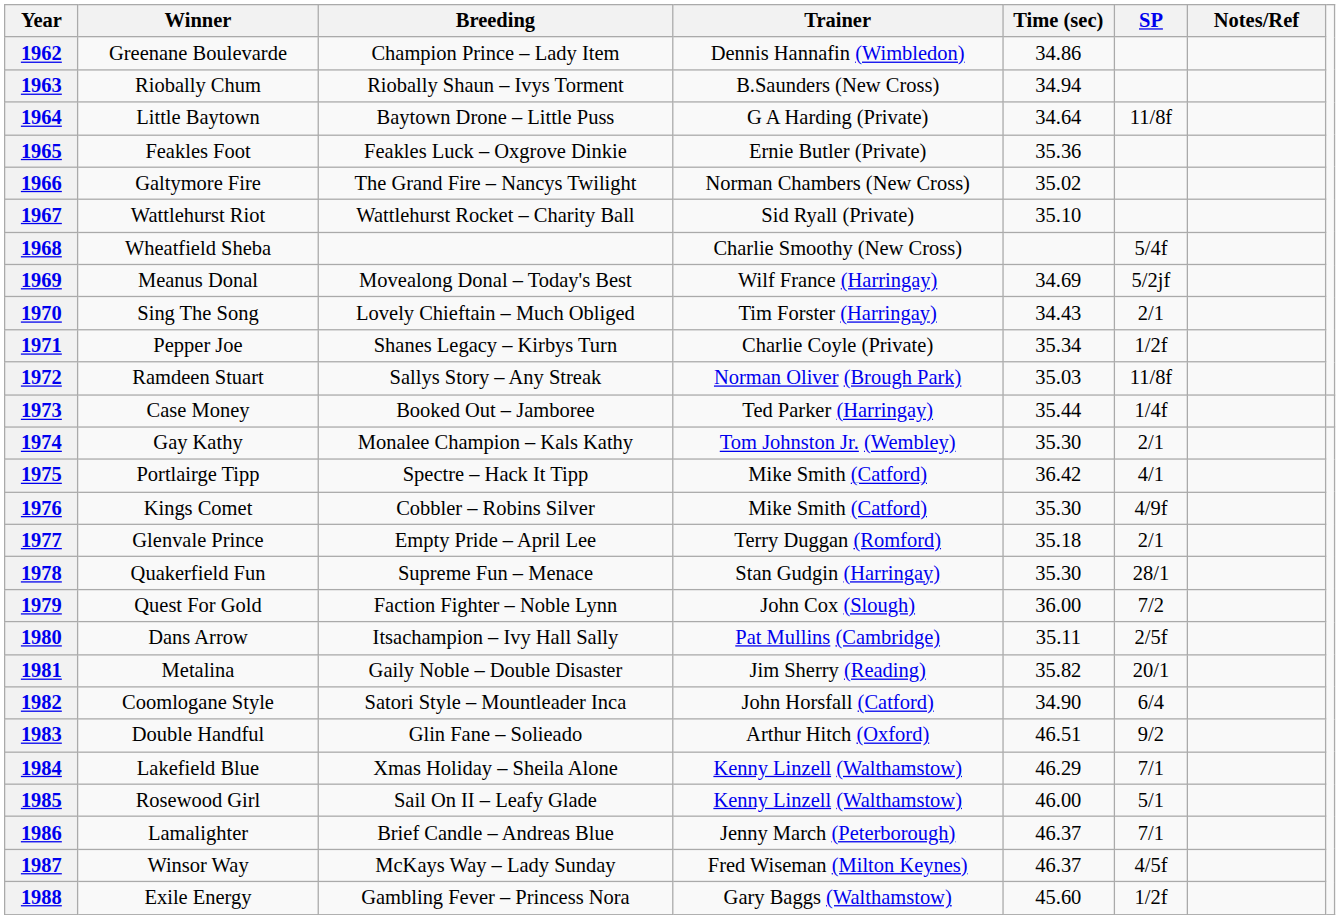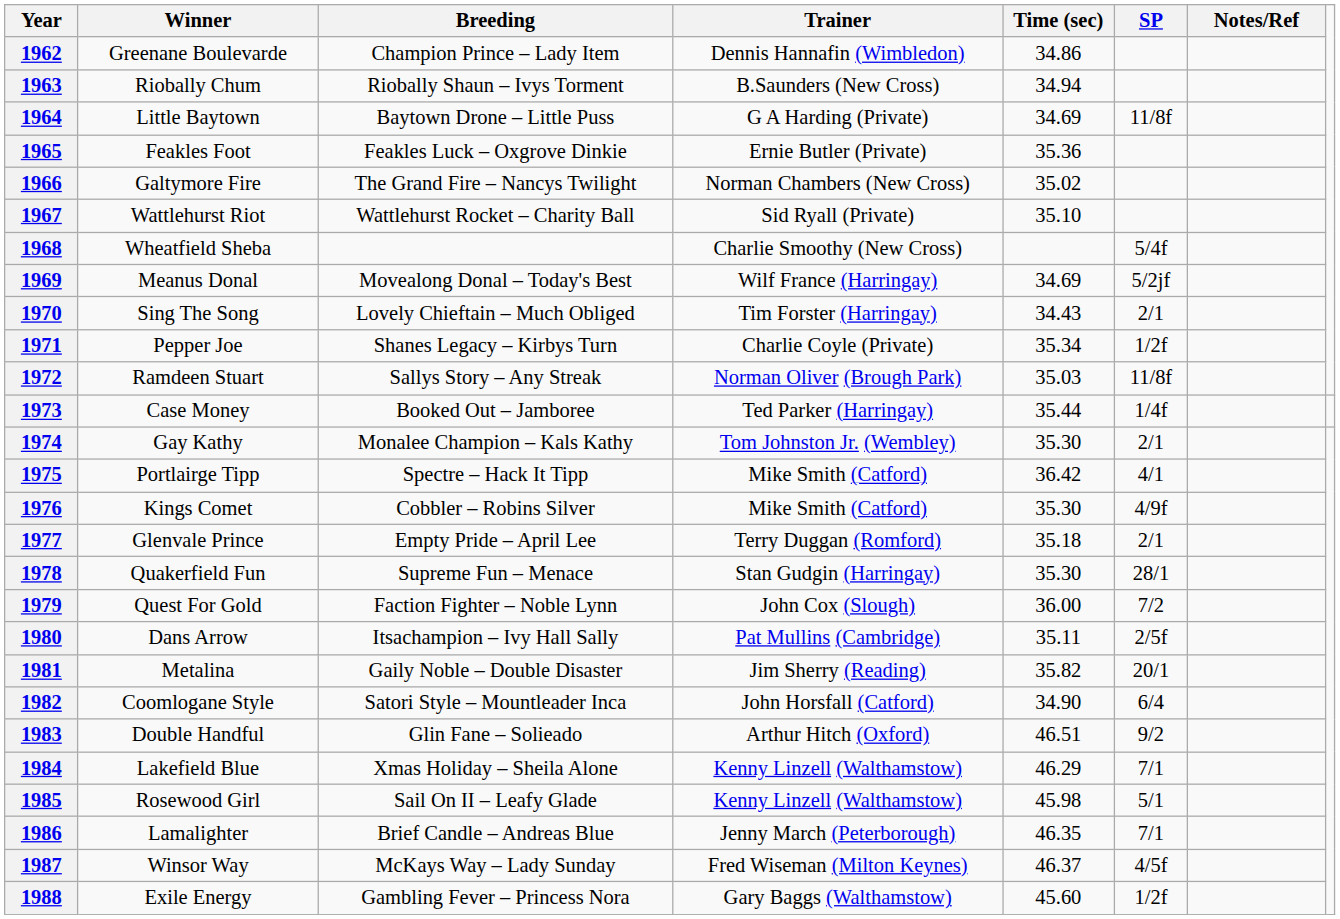(1058, 118) 34.64 -> (1058, 118) 34.69
(1058, 800) 46.00 -> (1058, 800) 45.98
(1058, 832) 46.37 -> (1058, 832) 46.35
